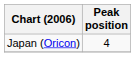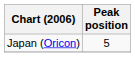(106, 43) 4 -> (106, 43) 5
